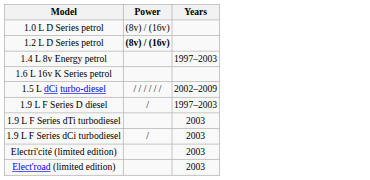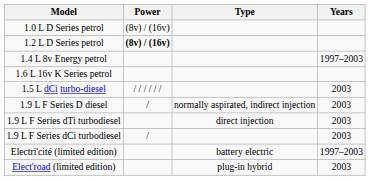+ column: (245, 11)
(196, 89) 2002–2009 -> (341, 89) 2003
(196, 105) 1997–2003 -> (341, 105) 2003
(196, 151) 2003 -> (341, 151) 1997–2003
